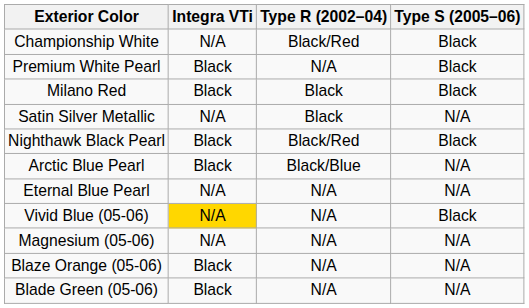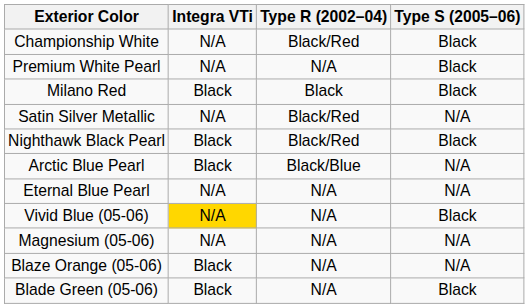(213, 66) Black -> (213, 66) N/A
(324, 116) Black -> (324, 116) Black/Red
(457, 290) N/A -> (457, 290) Black
